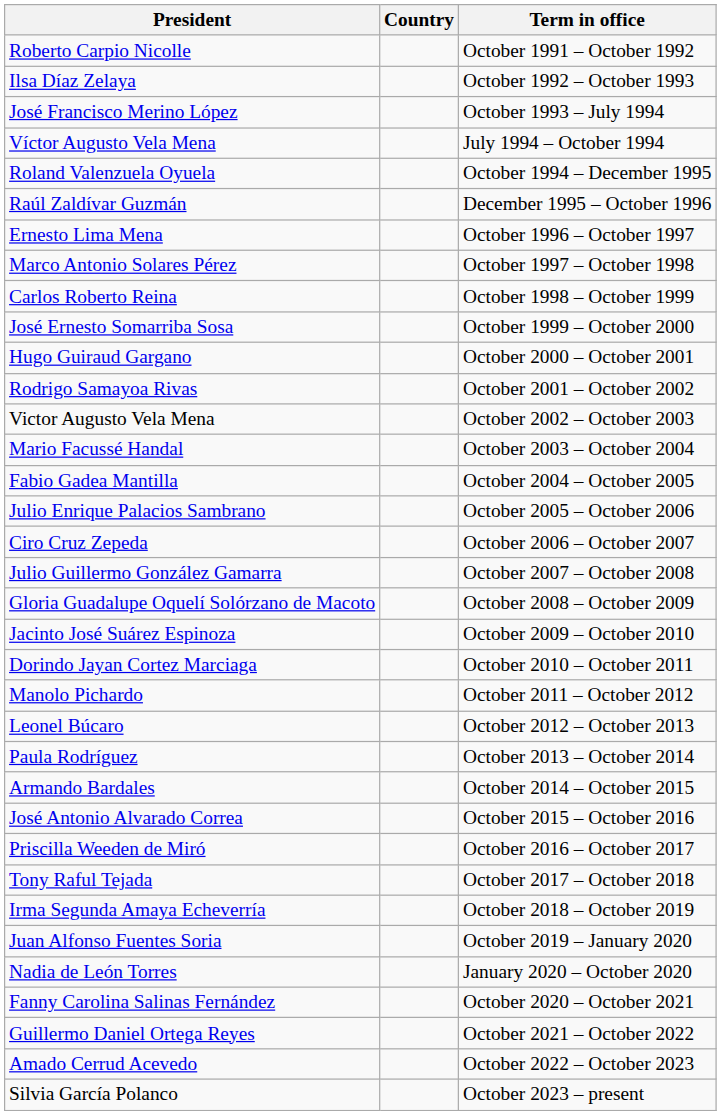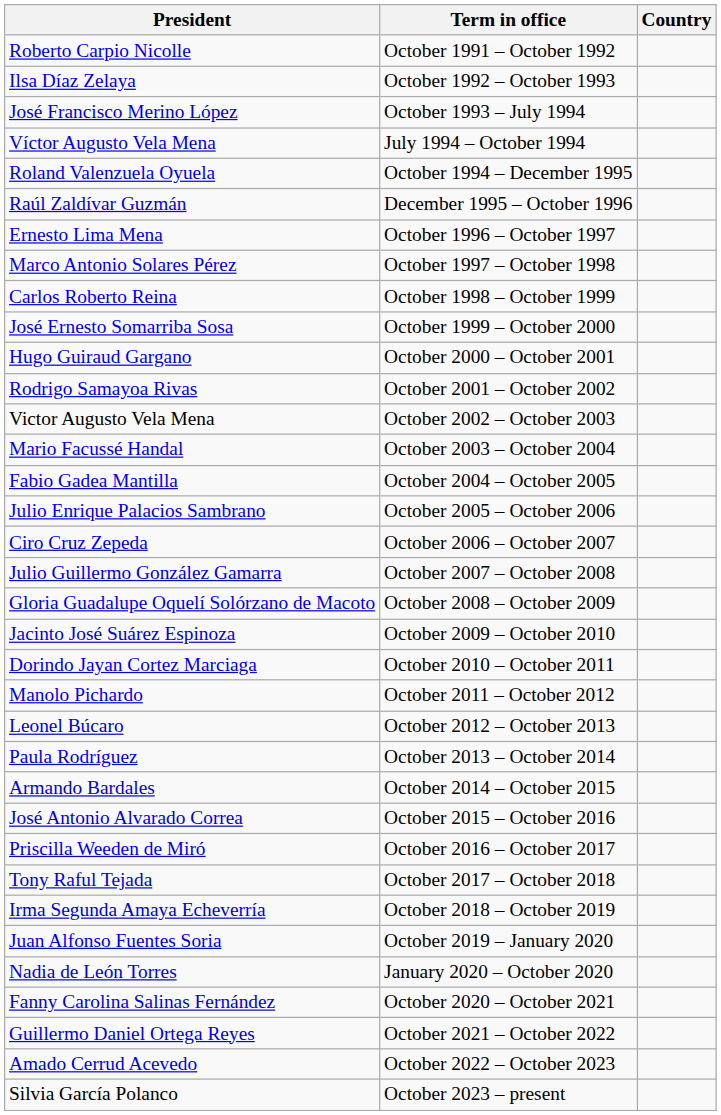columns swapped: (587, 19) <-> (419, 19)
